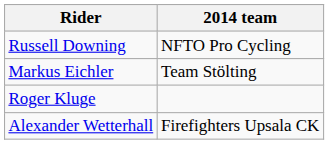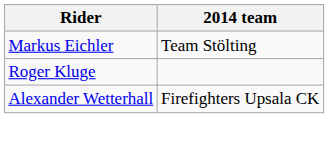- row: (67, 44)
